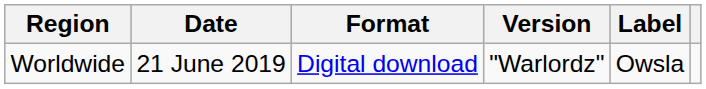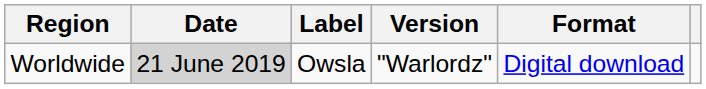columns swapped: (387, 24) <-> (650, 24)
(211, 63) no background -> (211, 63) lightgrey background
